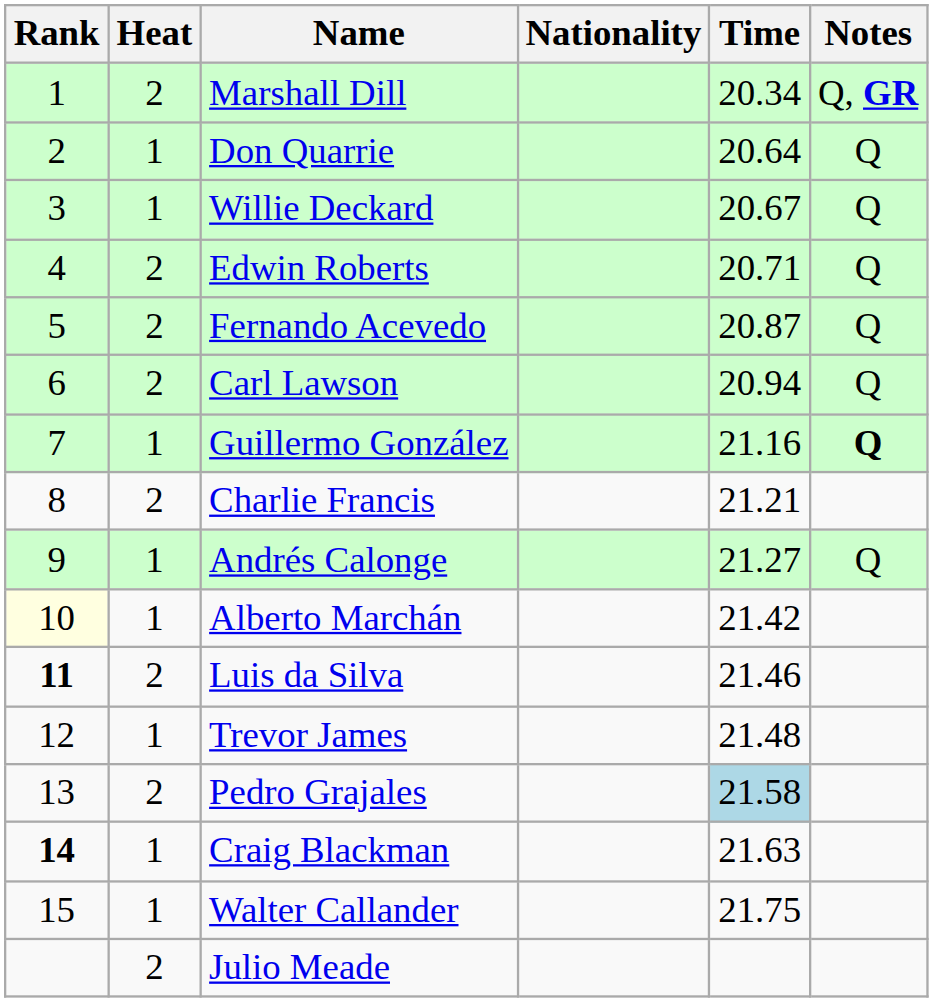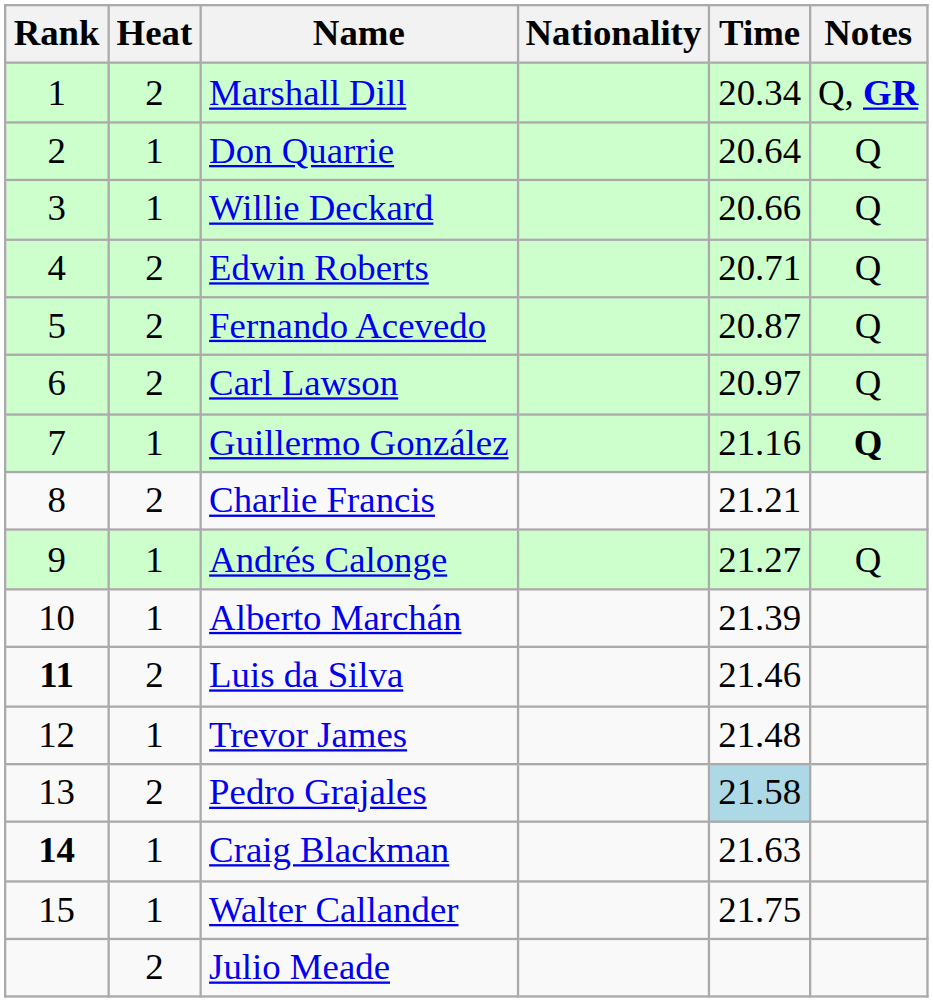(760, 208) 20.67 -> (760, 208) 20.66
(760, 383) 20.94 -> (760, 383) 20.97
(57, 617) lightyellow background -> (57, 617) no background
(760, 617) 21.42 -> (760, 617) 21.39
